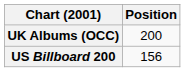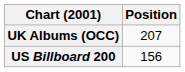(151, 35) 200 -> (151, 35) 207
